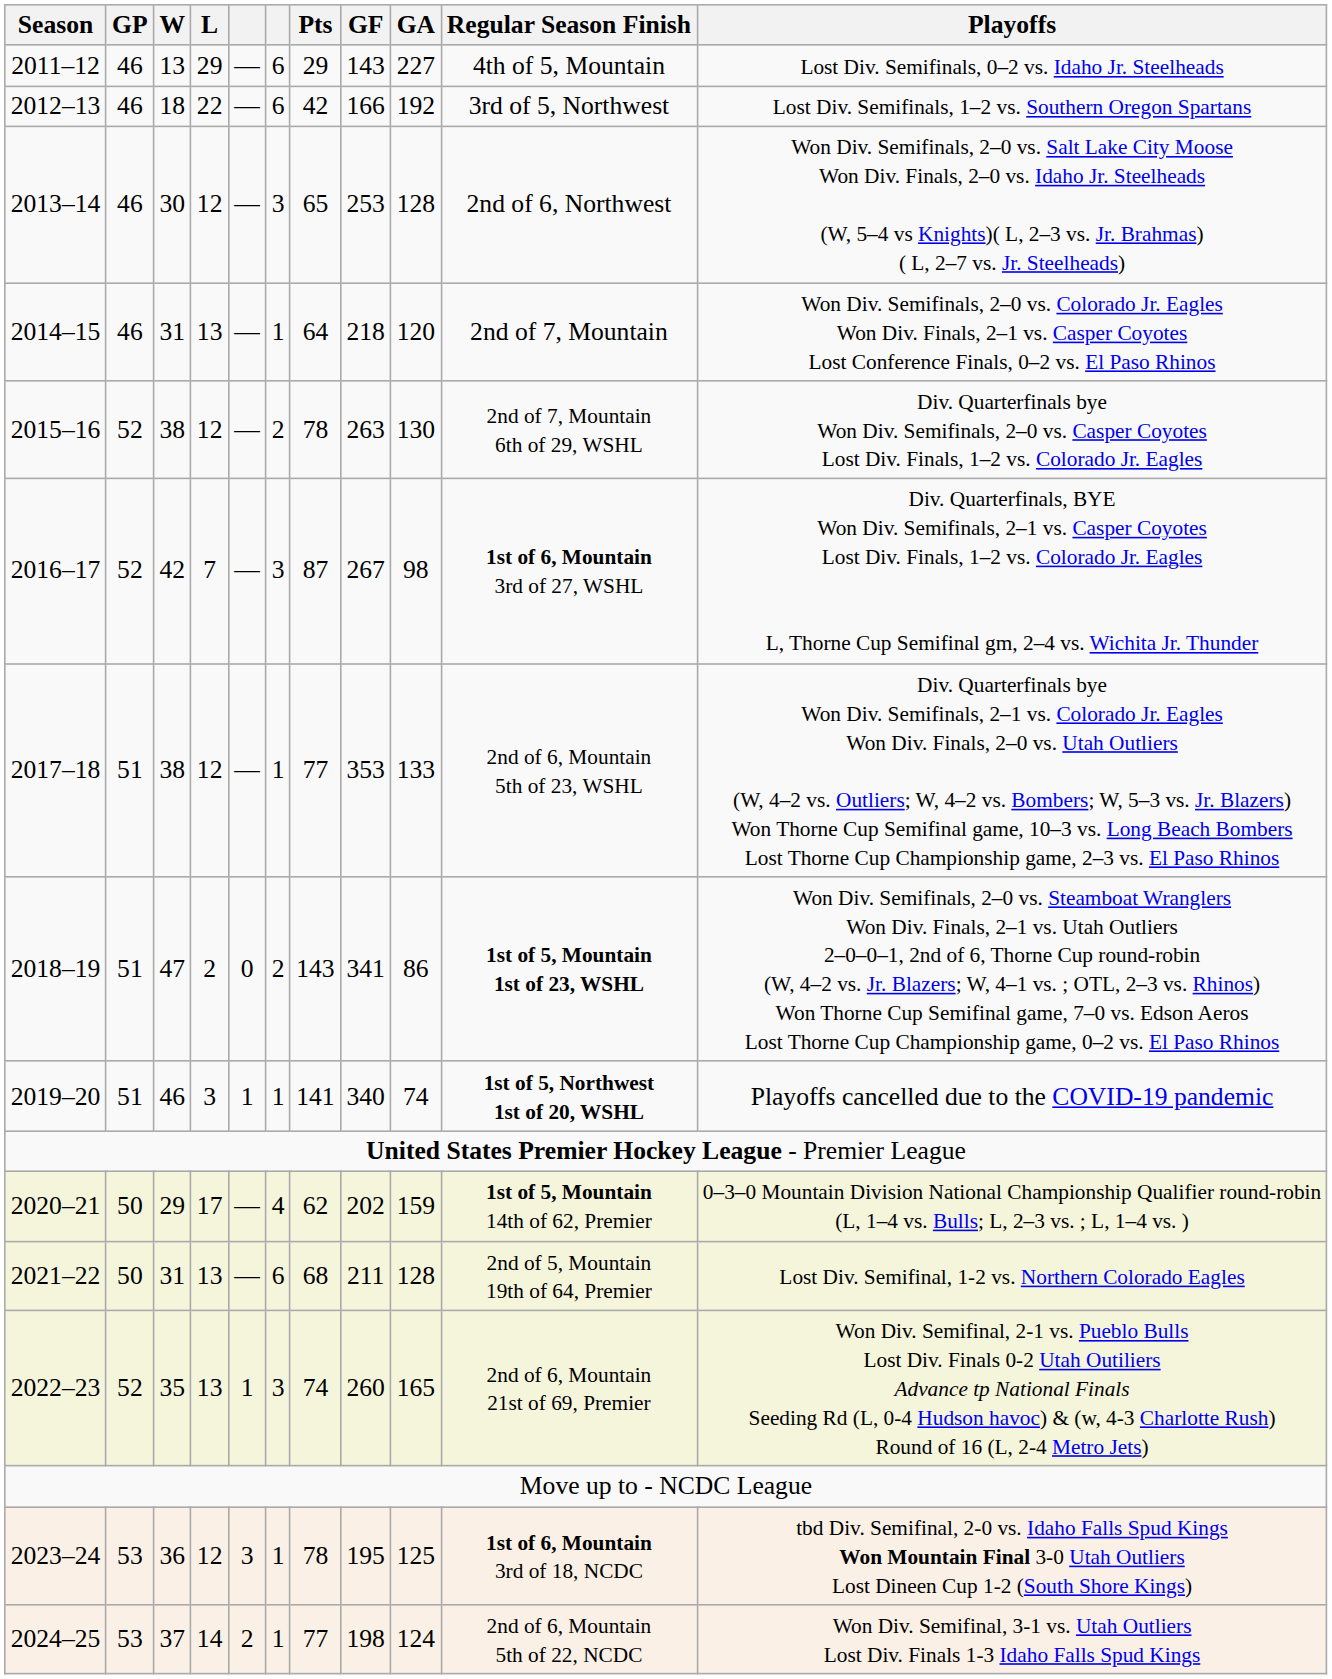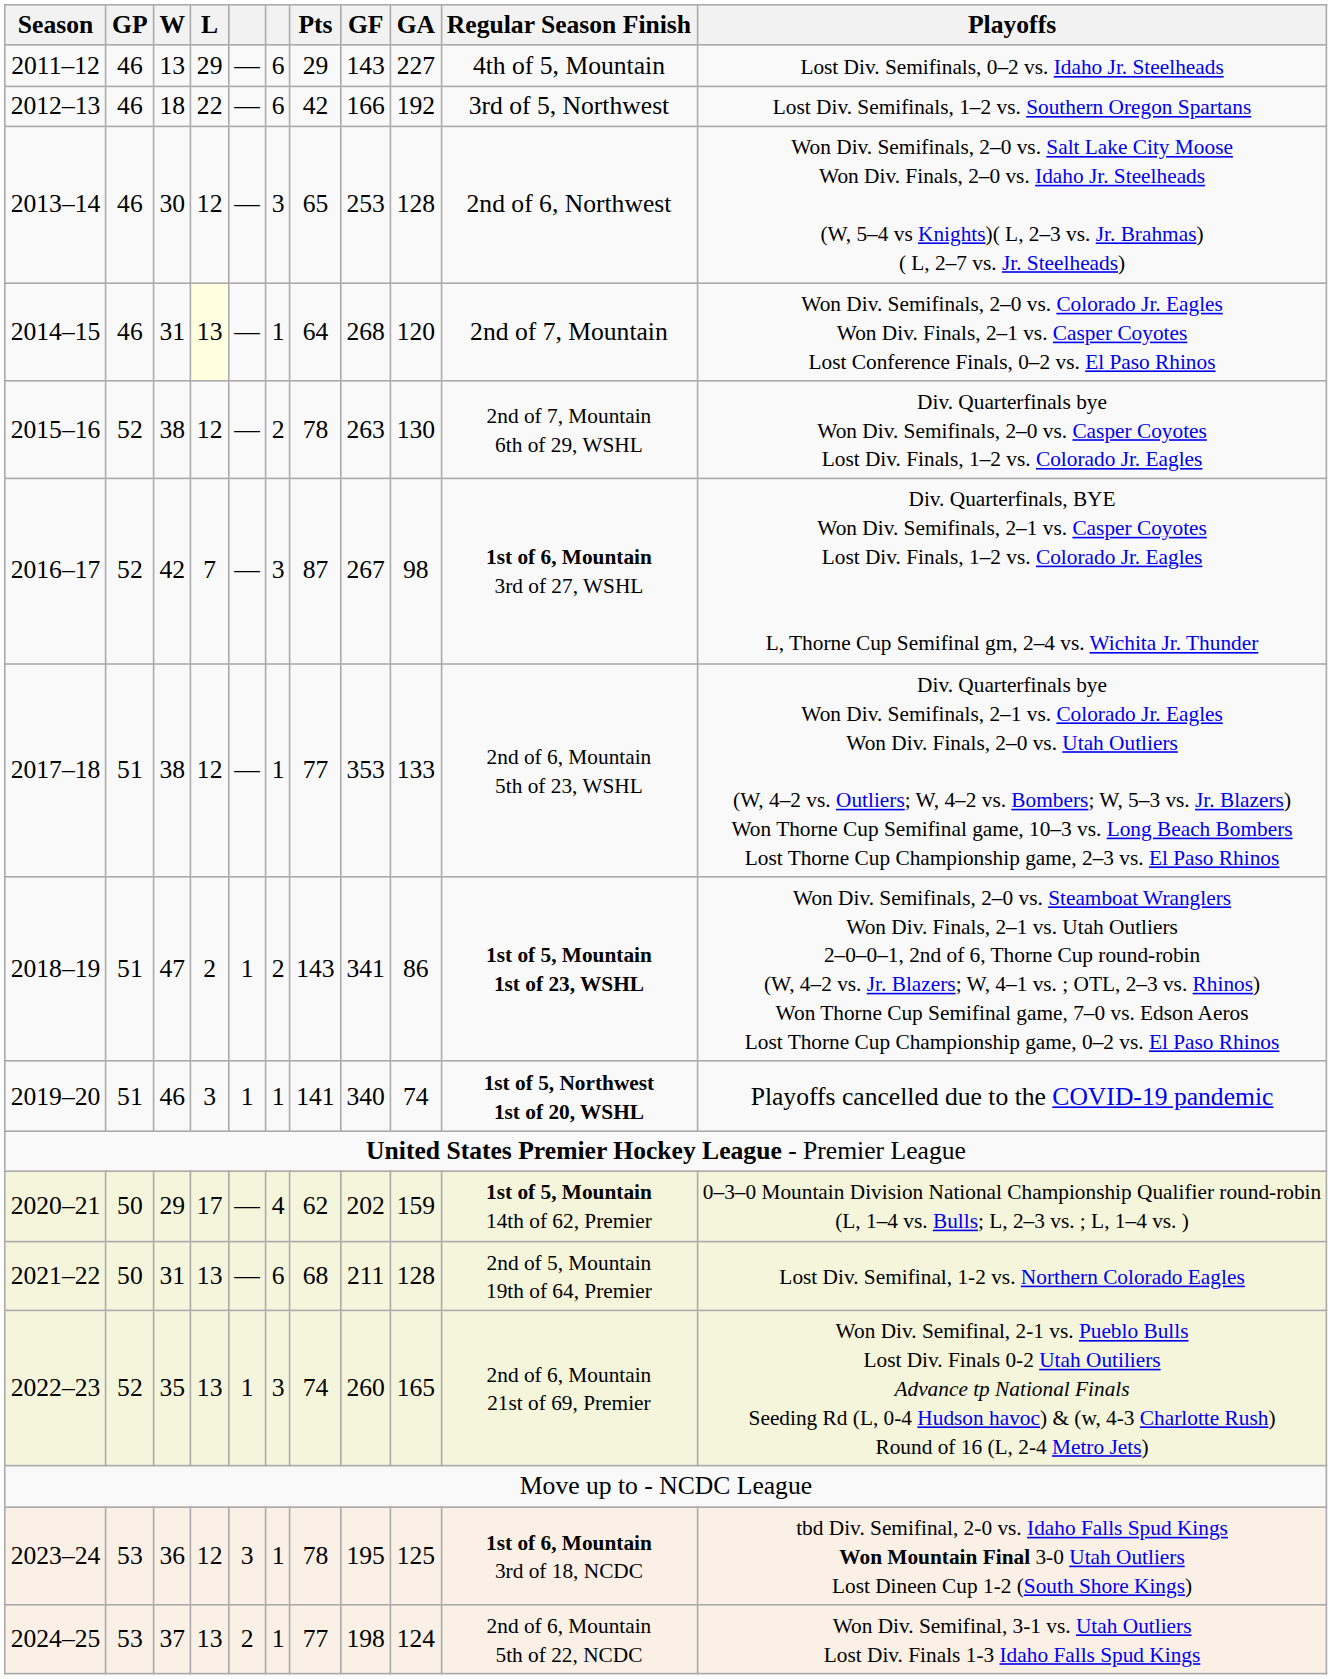(210, 331) no background -> (210, 331) lightyellow background
(366, 331) 218 -> (366, 331) 268
(247, 968) 0 -> (247, 968) 1
(210, 1639) 14 -> (210, 1639) 13
